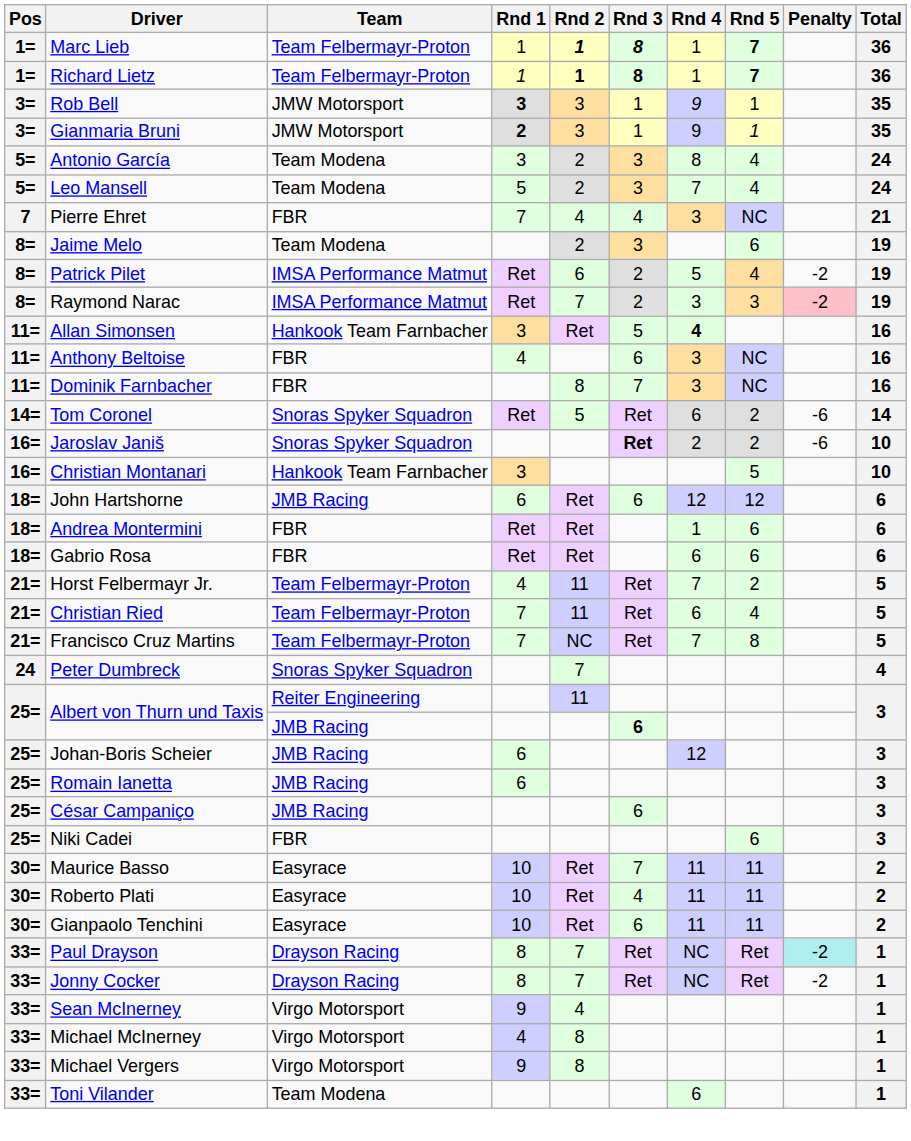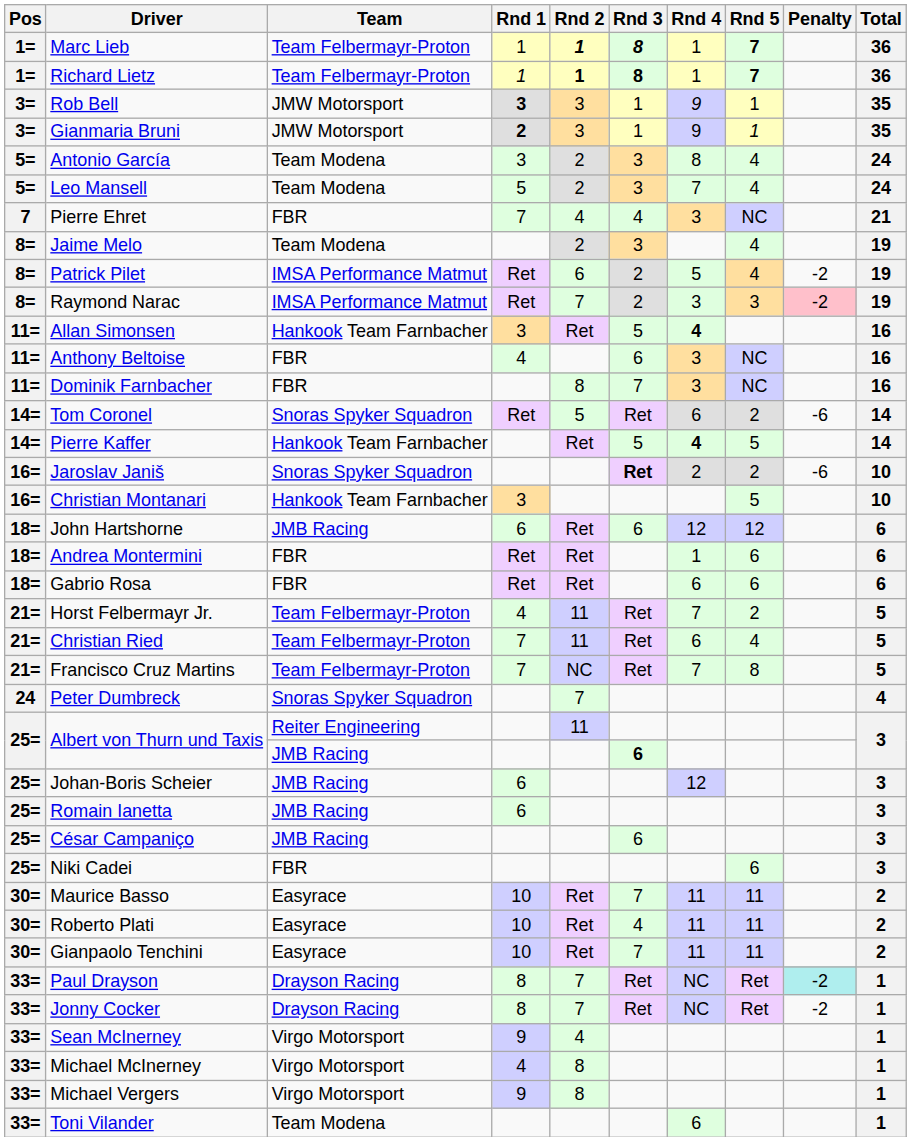(755, 245) 6 -> (755, 245) 4
+ row: (101, 443)
(638, 924) 6 -> (638, 952) 7
